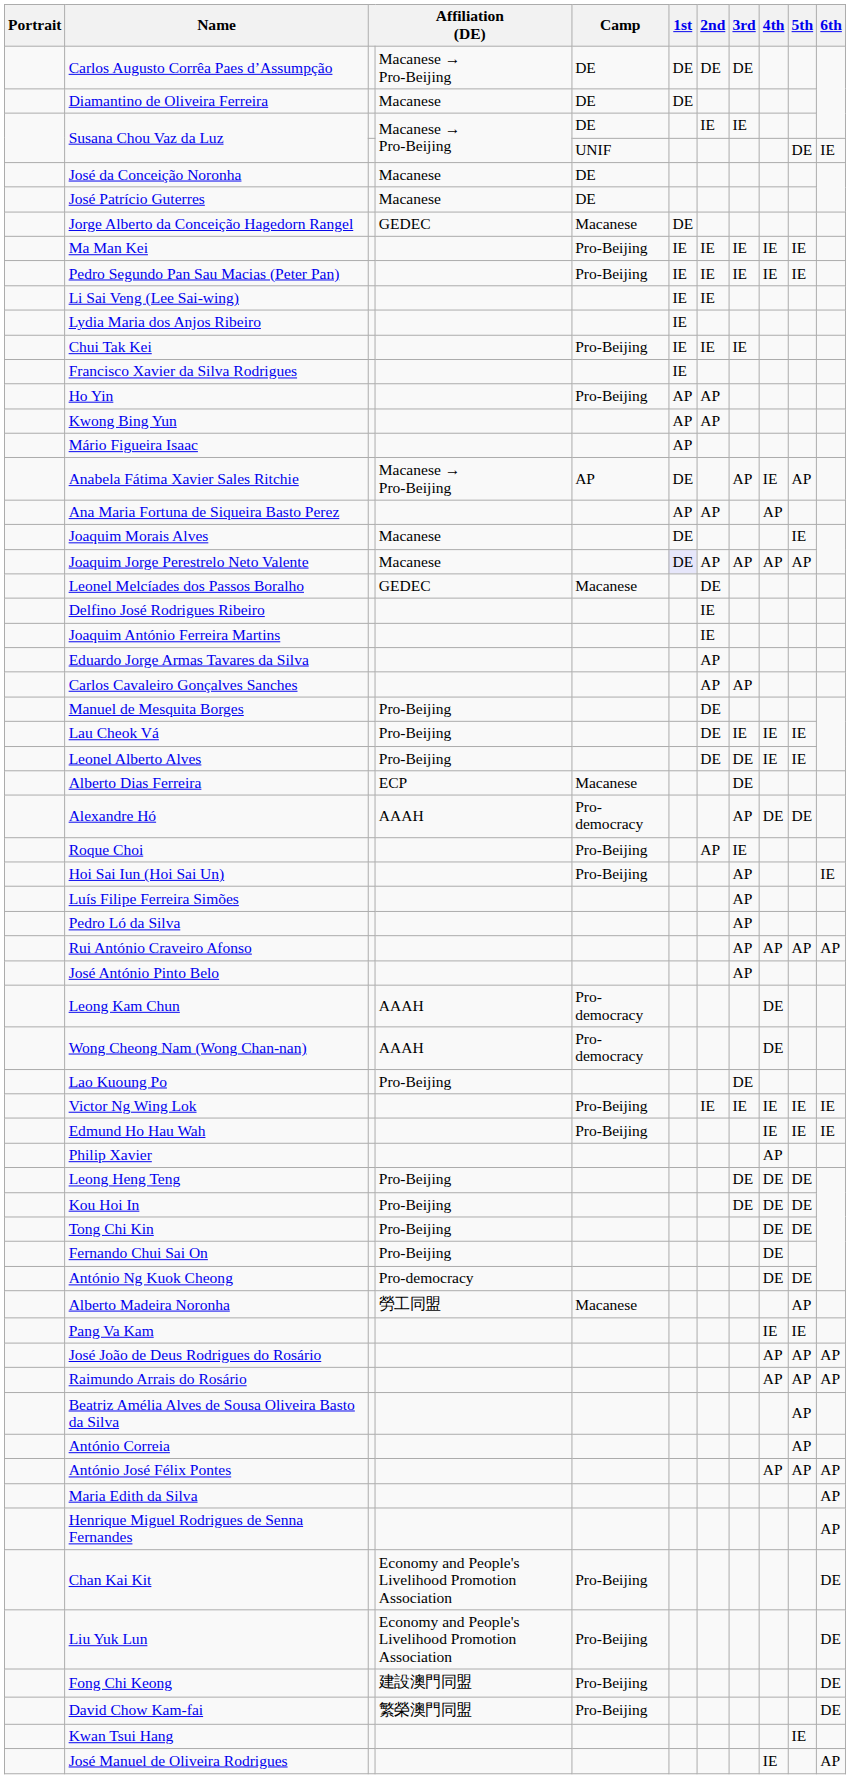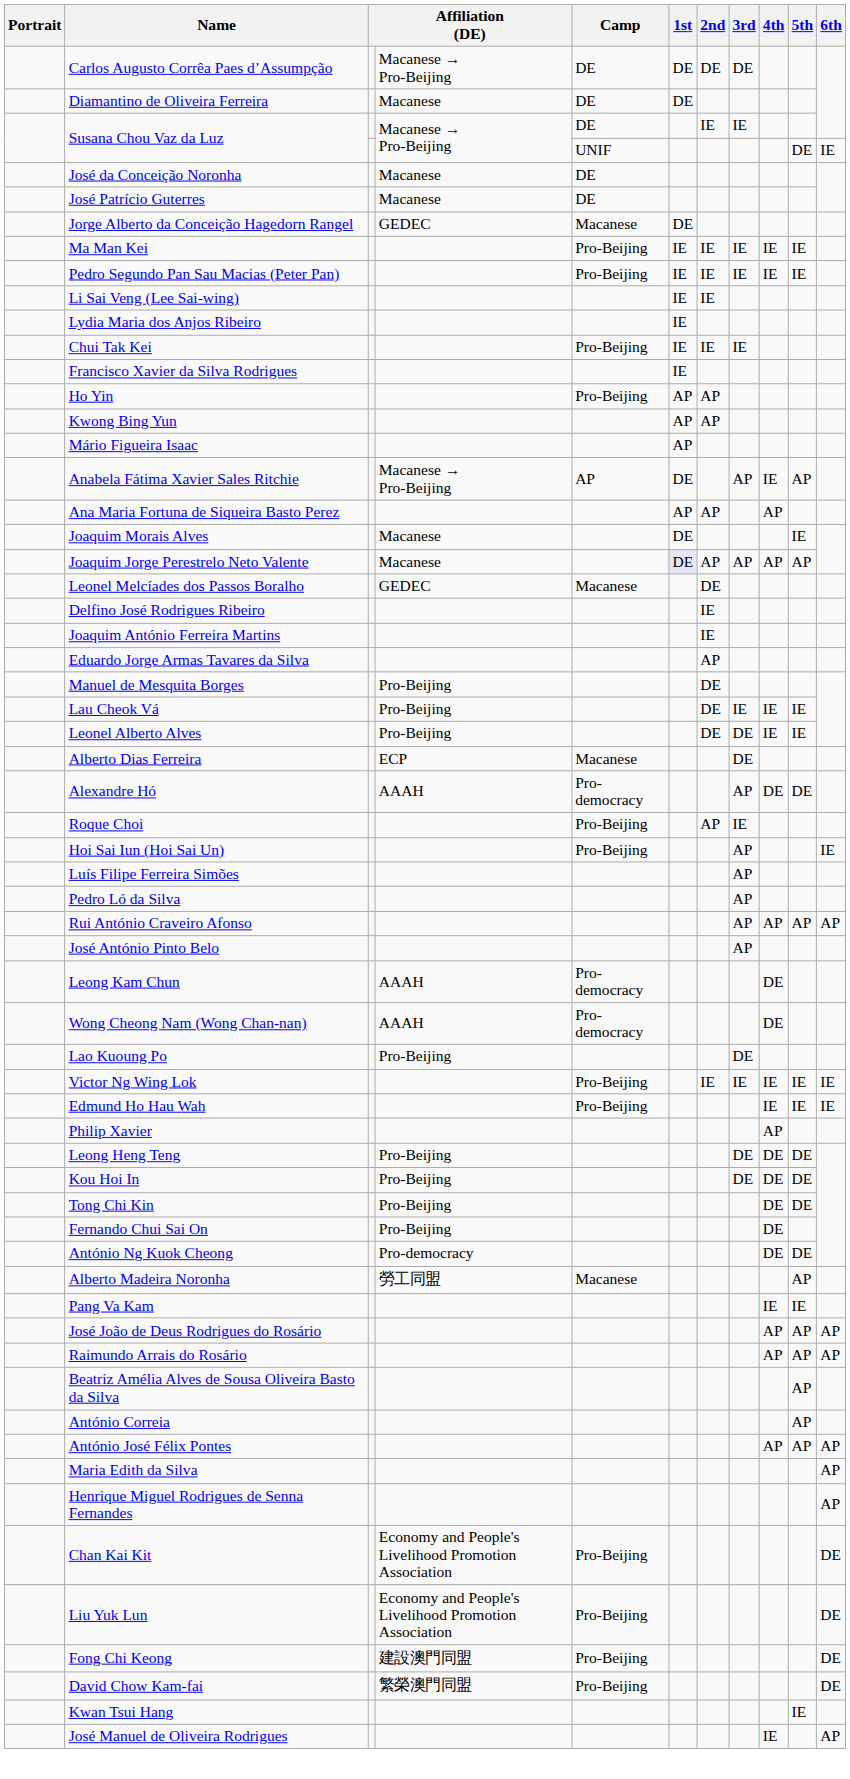- row: (183, 684)
